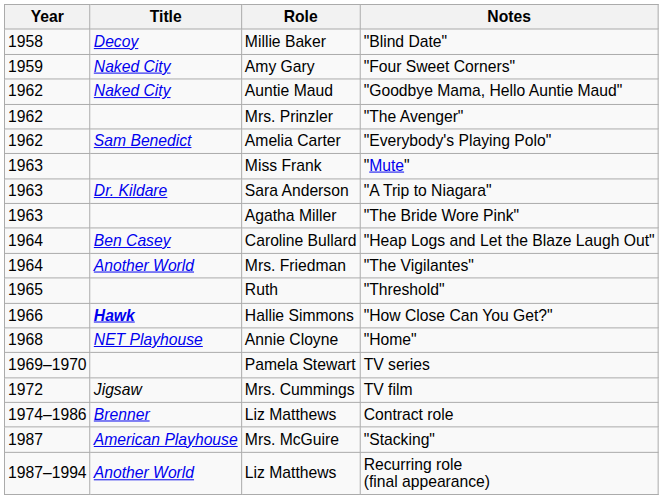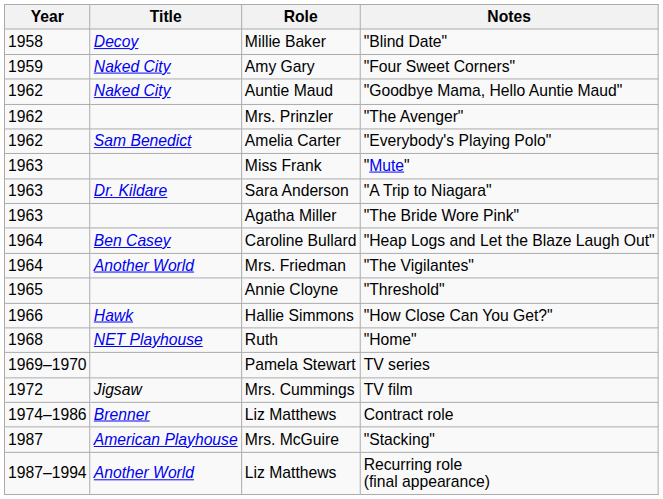(261, 290) Ruth -> (291, 290) Annie Cloyne
(114, 315) bold -> (113, 315) normal
(291, 340) Annie Cloyne -> (261, 340) Ruth
